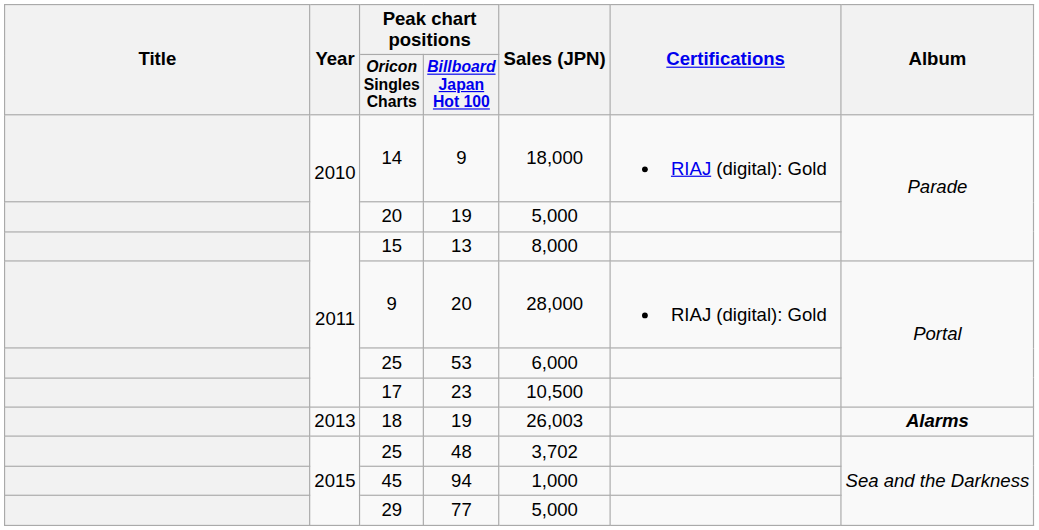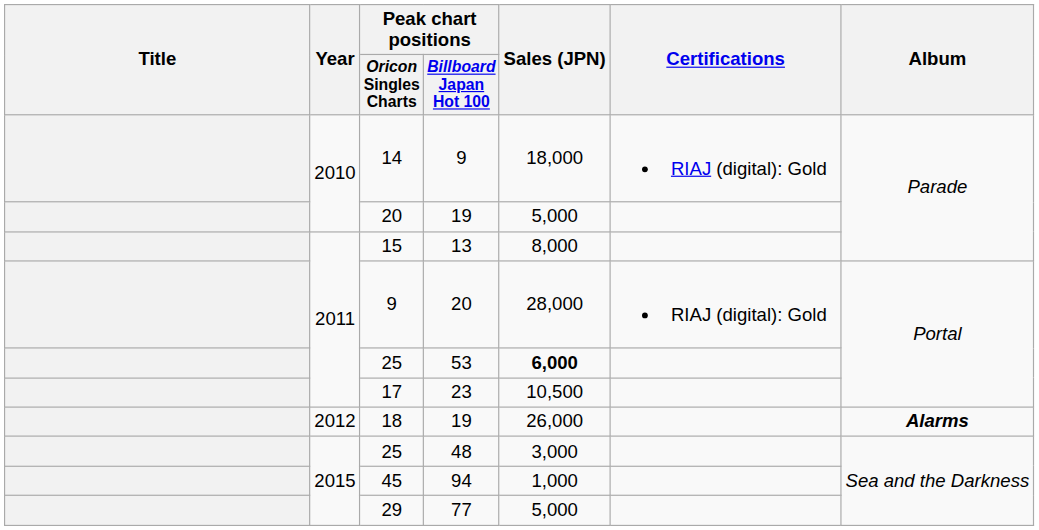(555, 362) normal -> (555, 362) bold
(335, 421) 2013 -> (335, 421) 2012
(555, 421) 26,003 -> (555, 421) 26,000
(555, 451) 3,702 -> (555, 451) 3,000
